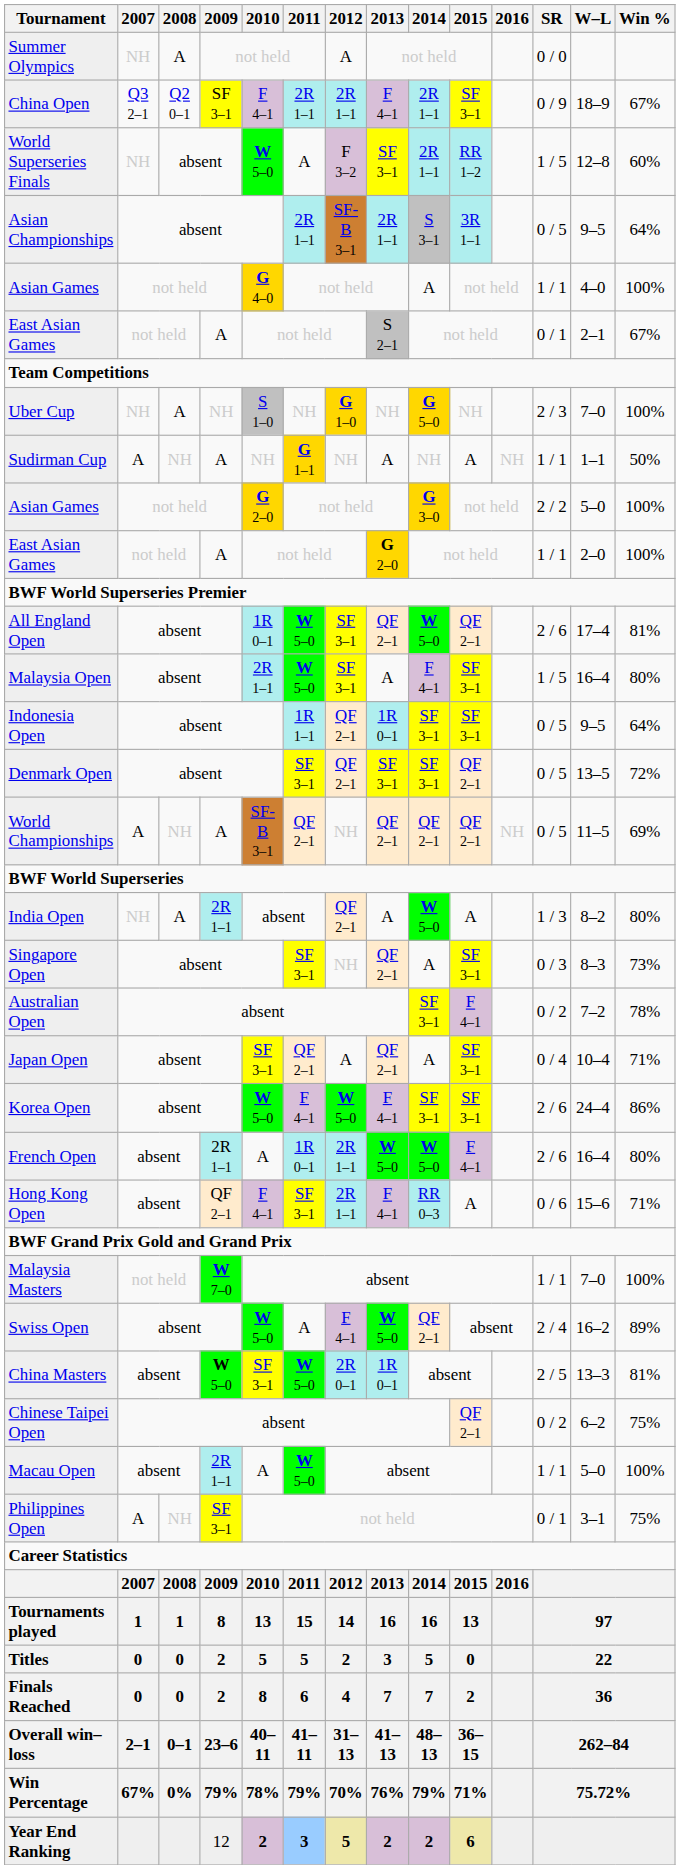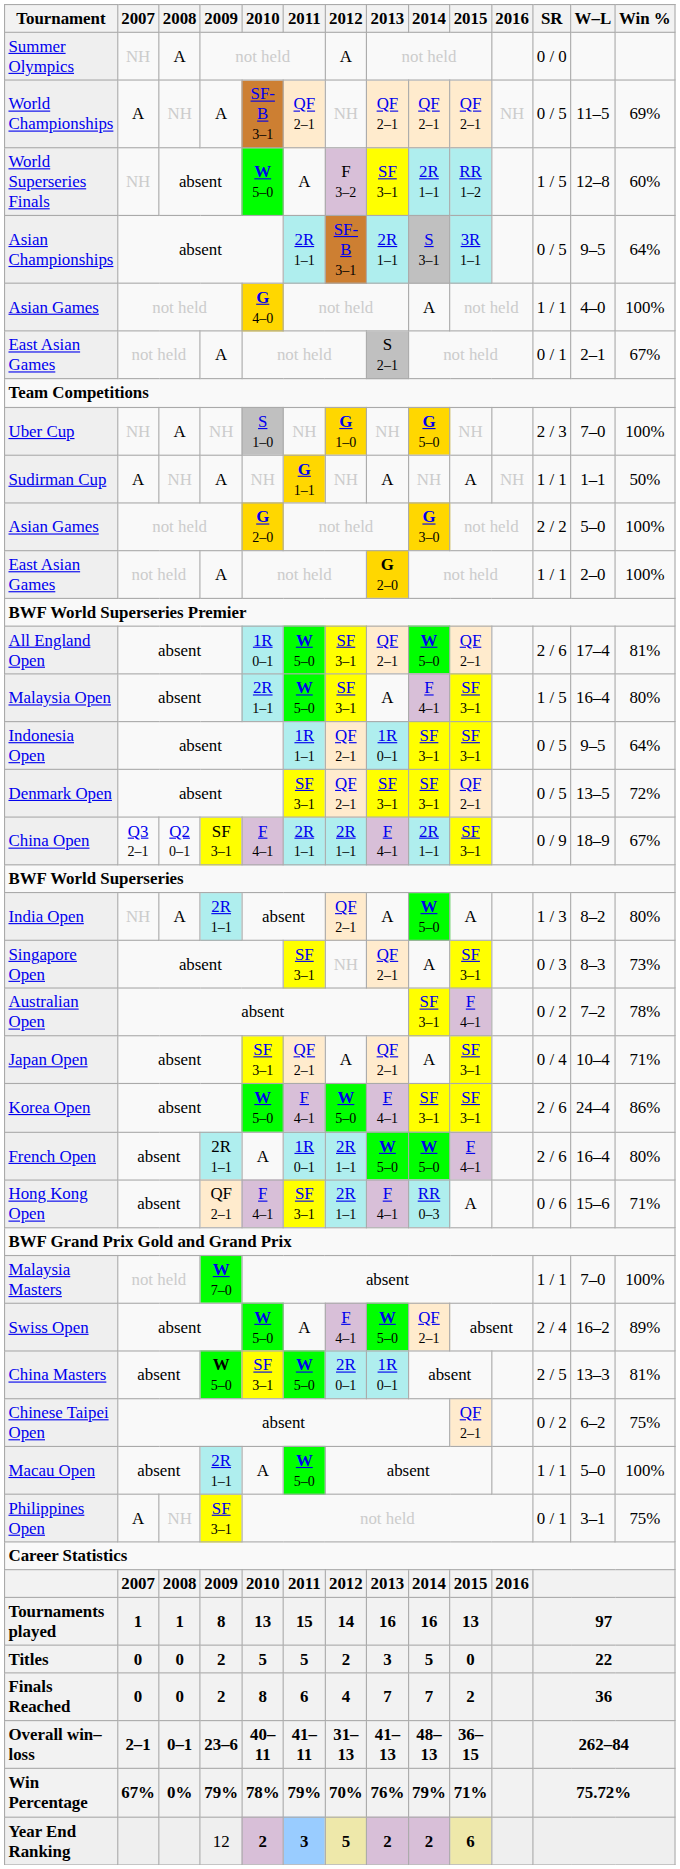rows swapped: (61, 831) <-> (49, 104)
